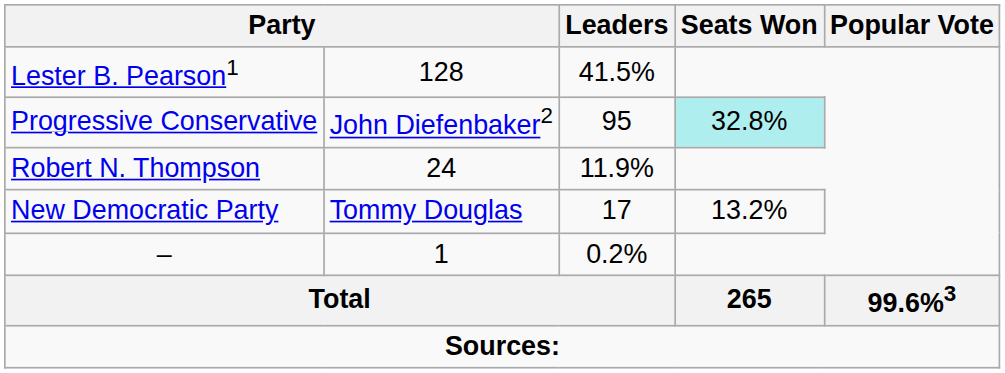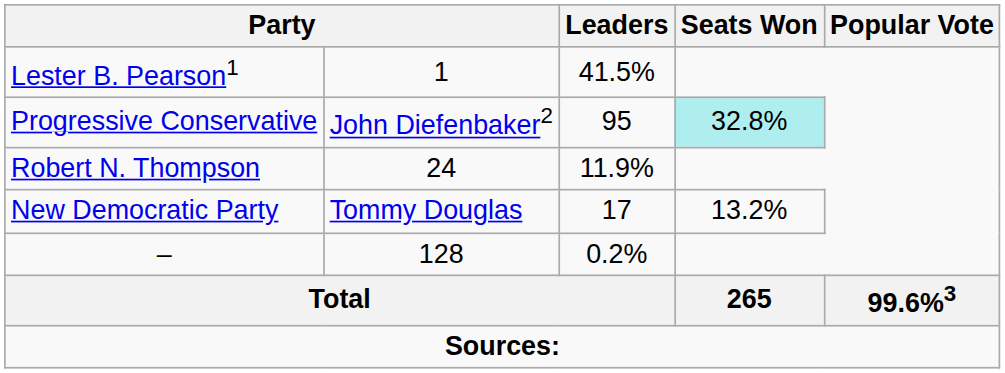(441, 72) 128 -> (441, 72) 1
(441, 253) 1 -> (441, 253) 128
